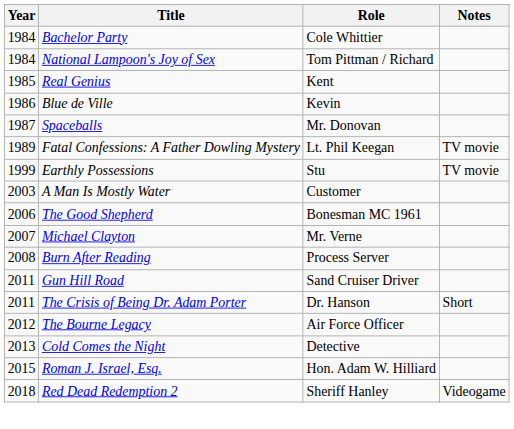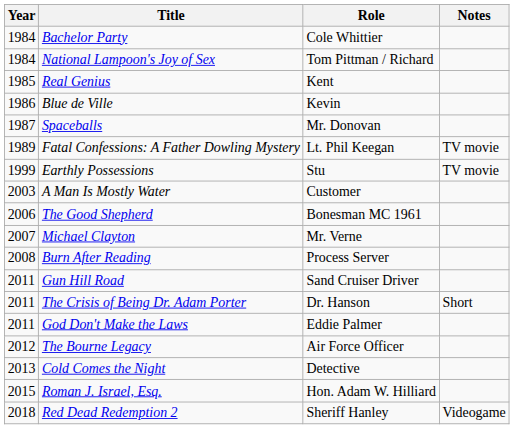+ row: (115, 324)
